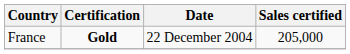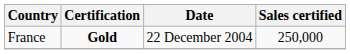(300, 37) 205,000 -> (300, 37) 250,000
